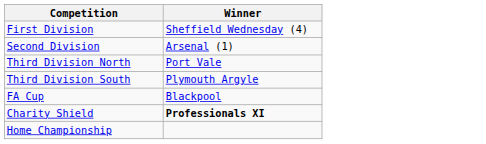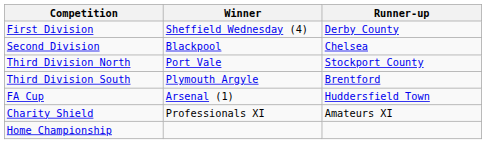+ column: (402, 13)
(200, 46) Arsenal (1) -> (194, 46) Blackpool
(194, 96) Blackpool -> (200, 96) Arsenal (1)
(215, 113) bold -> (215, 113) normal
